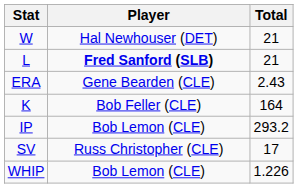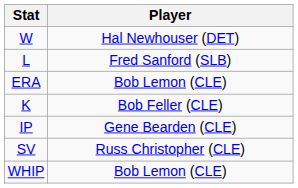- column: (271, 15)
(149, 60) bold -> (170, 60) normal
(149, 82) Gene Bearden (CLE) -> (170, 82) Bob Lemon (CLE)
(149, 127) Bob Lemon (CLE) -> (170, 127) Gene Bearden (CLE)
